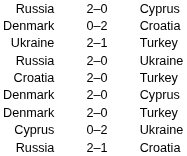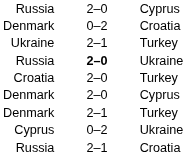(97, 60) normal -> (97, 60) bold
(97, 113) 2–0 -> (97, 113) 2–1
